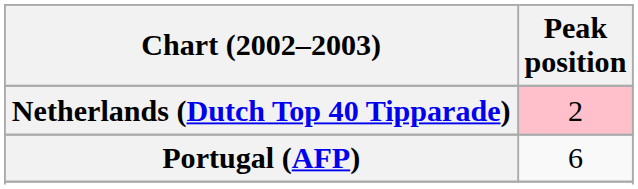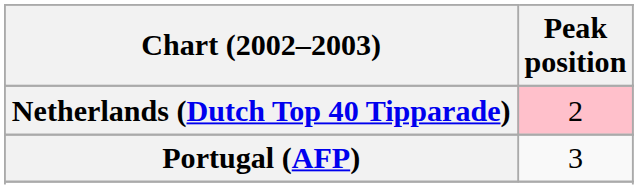(575, 157) 6 -> (575, 157) 3
